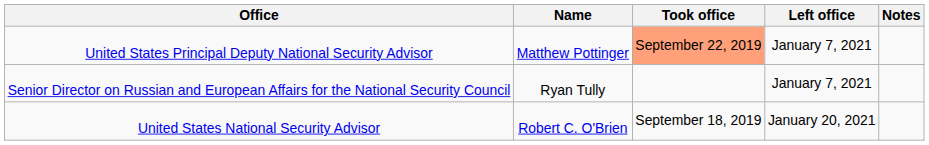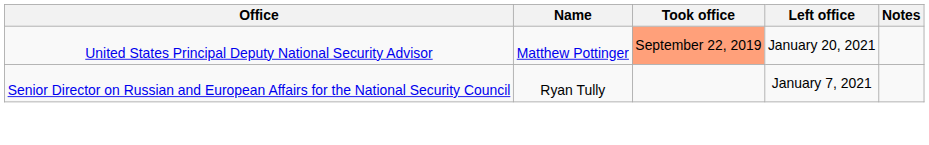(822, 45) January 7, 2021 -> (822, 45) January 20, 2021
- row: (259, 128)
